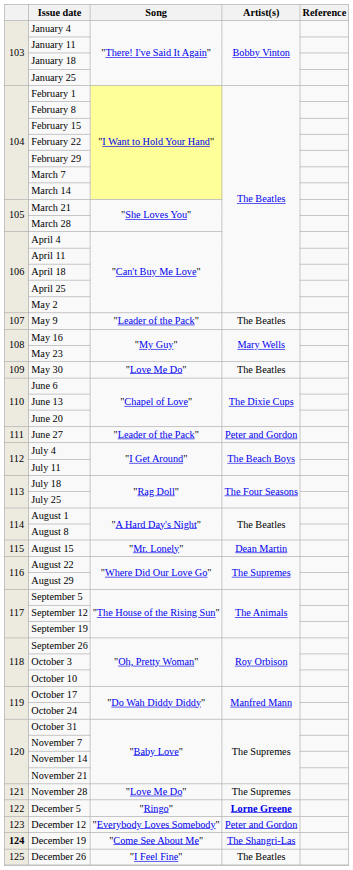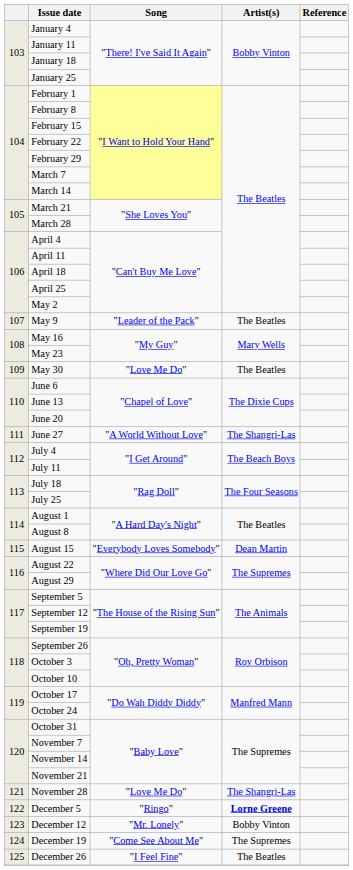(156, 434) "Leader of the Pack" -> (156, 434) "A World Without Love"
(261, 434) Peter and Gordon -> (261, 434) The Shangri-Las
(156, 548) "Mr. Lonely" -> (156, 548) "Everybody Loves Somebody"
(261, 792) The Supremes -> (261, 792) The Shangri-Las
(156, 824) "Everybody Loves Somebody" -> (156, 824) "Mr. Lonely"
(261, 824) Peter and Gordon -> (261, 824) Bobby Vinton
(17, 840) bold -> (17, 840) normal
(261, 840) The Shangri-Las -> (261, 840) The Supremes
